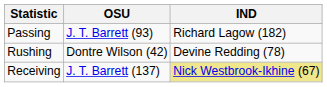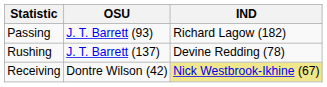(117, 52) Dontre Wilson (42) -> (113, 52) J. T. Barrett (137)
(113, 71) J. T. Barrett (137) -> (117, 71) Dontre Wilson (42)
